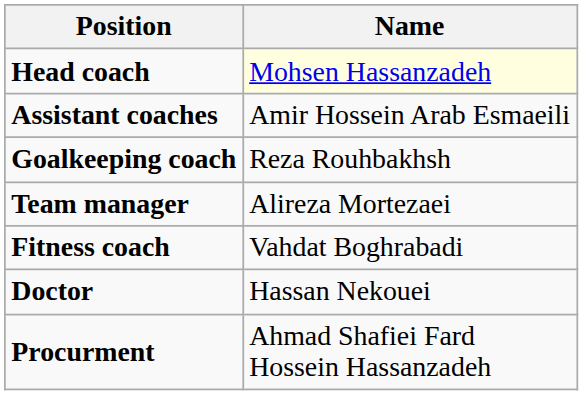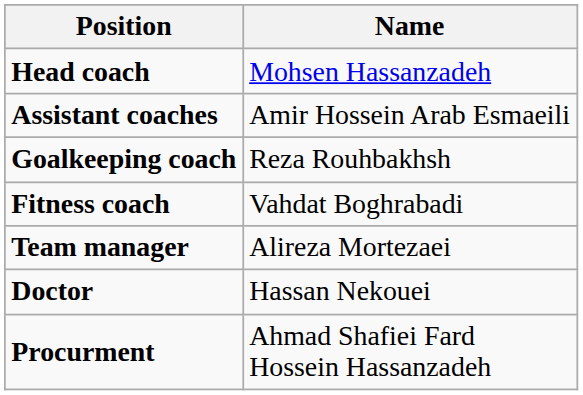(370, 70) lightyellow background -> (370, 70) no background
rows swapped: (91, 247) <-> (100, 203)
